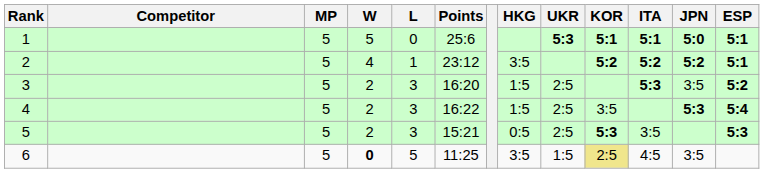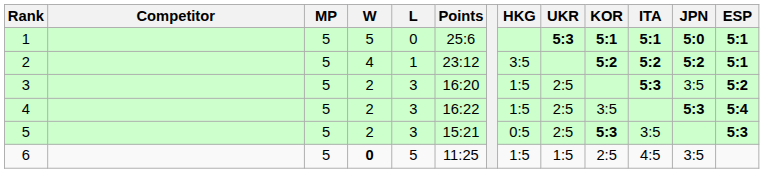(519, 156) 3:5 -> (519, 156) 1:5
(607, 156) khaki background -> (607, 156) no background
